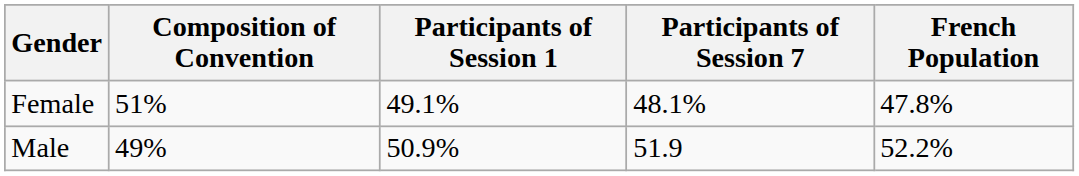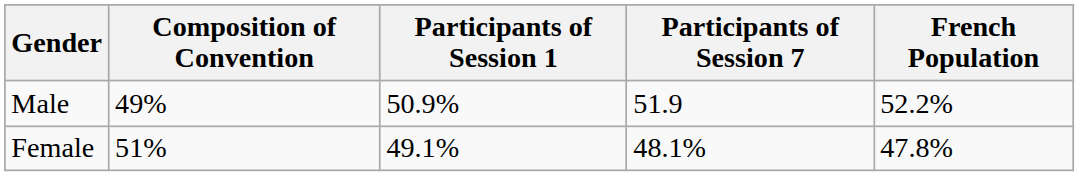rows swapped: (53, 103) <-> (40, 147)
